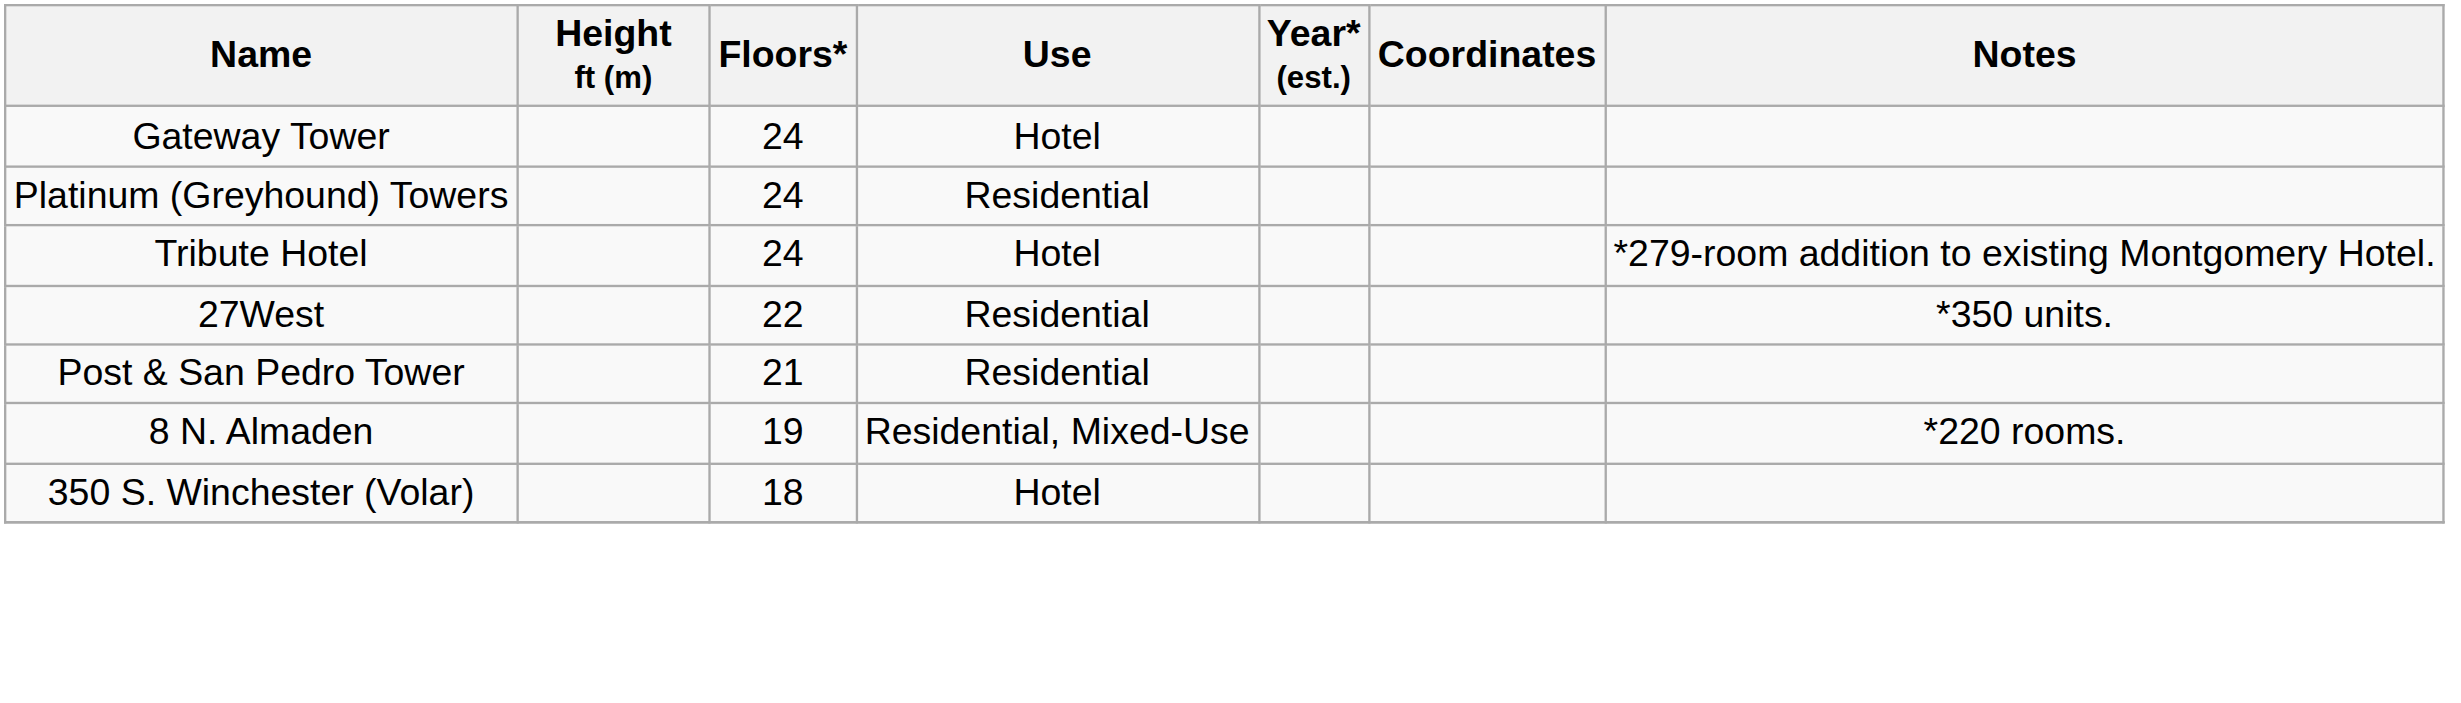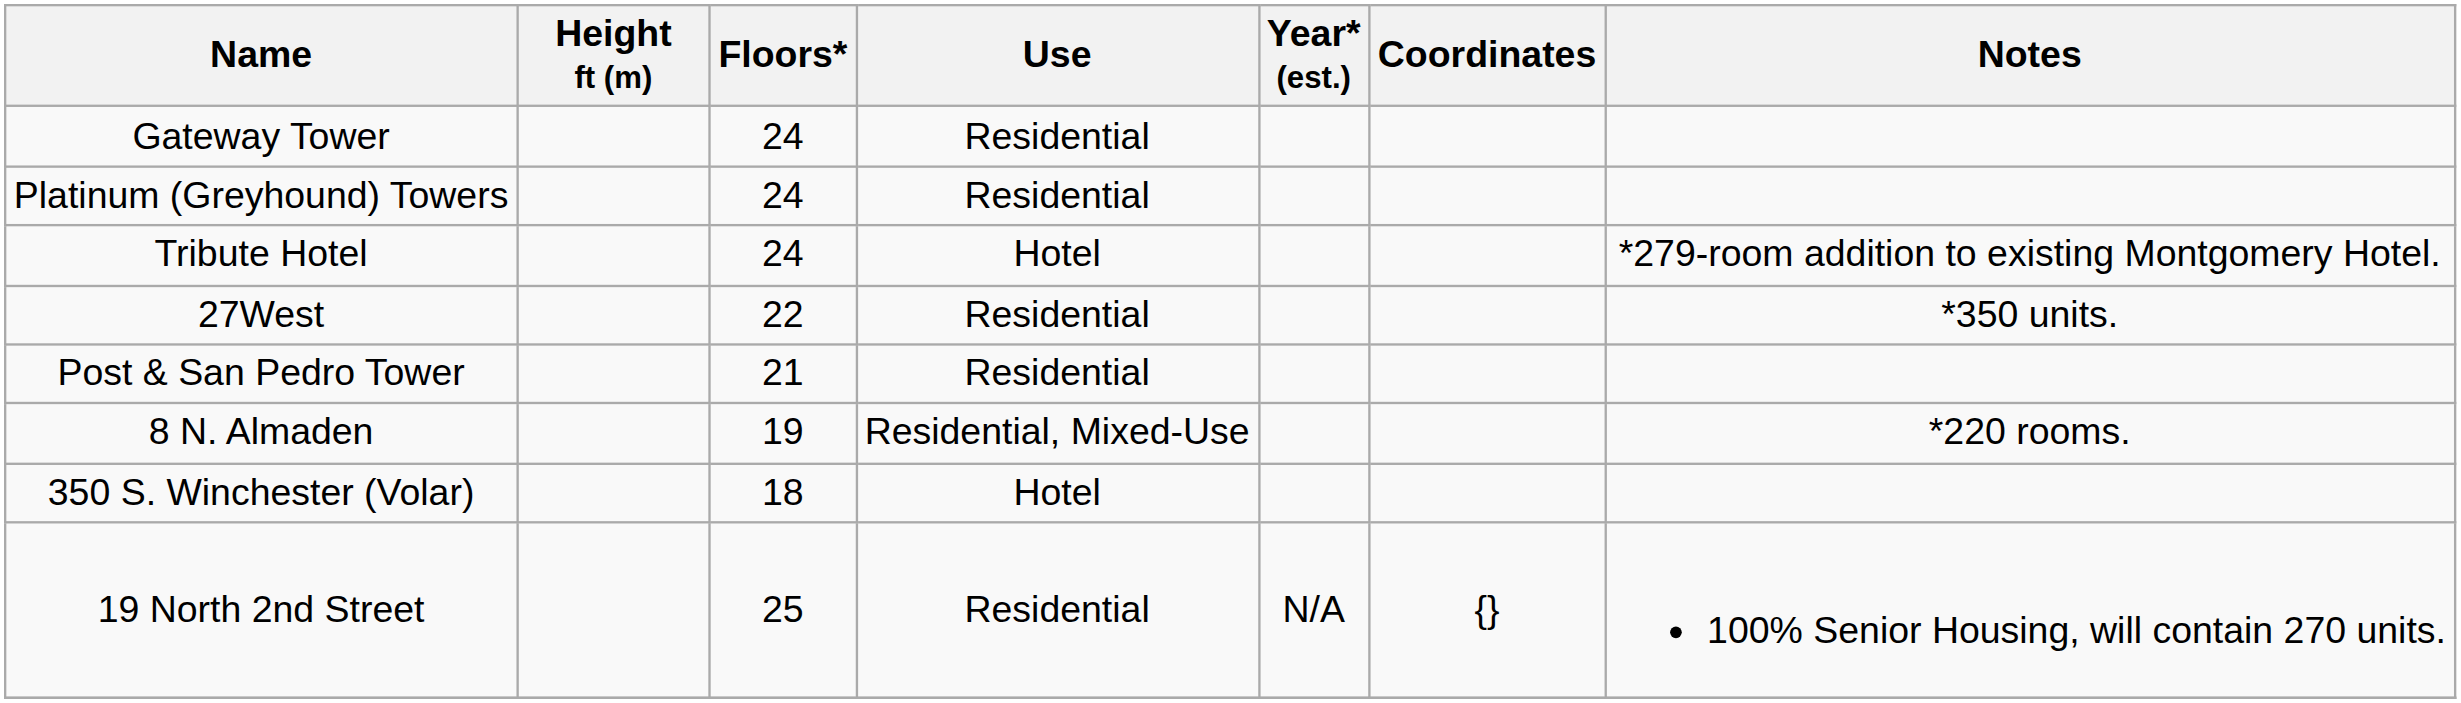(1057, 135) Hotel -> (1057, 135) Residential
+ row: (261, 609)
